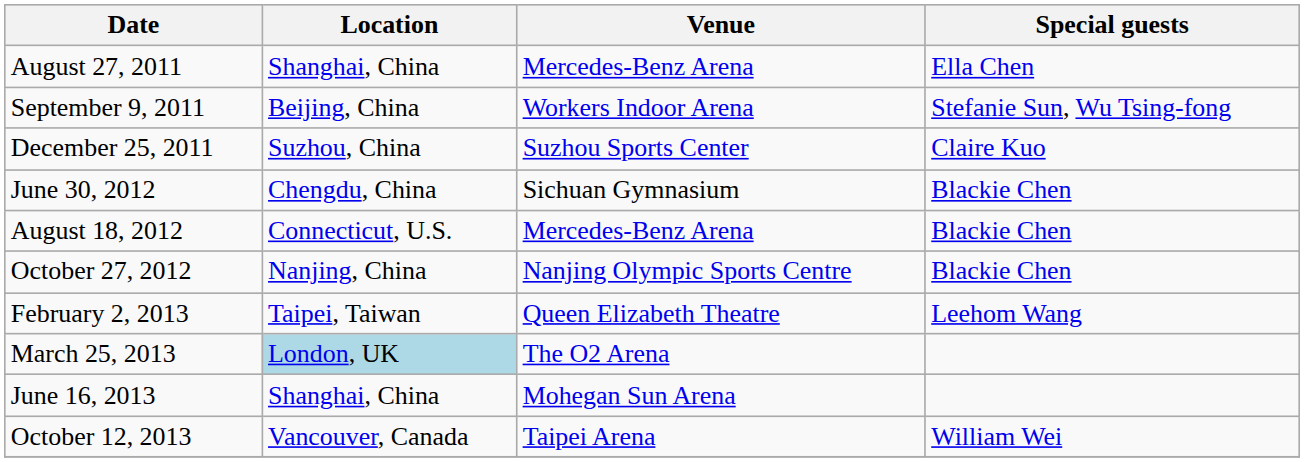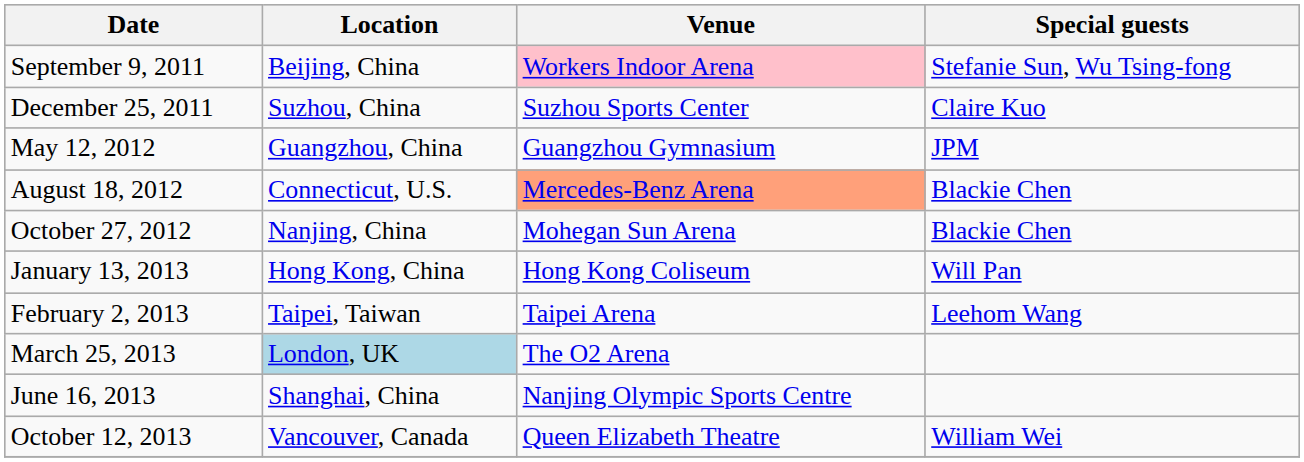- row: (96, 66)
(638, 107) no background -> (638, 66) pink background
+ row: (83, 148)
- row: (83, 189)
(638, 230) no background -> (638, 189) lightsalmon background
(687, 271) Nanjing Olympic Sports Centre -> (629, 230) Mohegan Sun Arena
+ row: (100, 271)
(651, 312) Queen Elizabeth Theatre -> (589, 312) Taipei Arena
(629, 395) Mohegan Sun Arena -> (687, 395) Nanjing Olympic Sports Centre
(589, 436) Taipei Arena -> (651, 436) Queen Elizabeth Theatre
